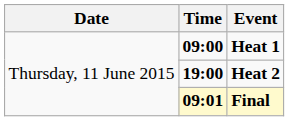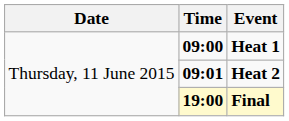(203, 73) 19:00 -> (203, 73) 09:01
(203, 101) 09:01 -> (203, 101) 19:00
